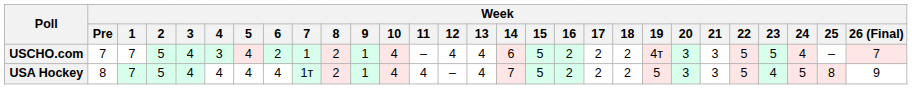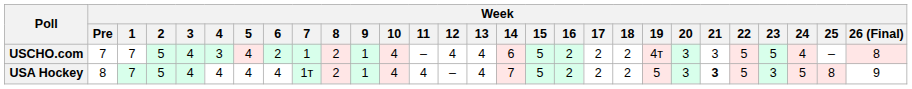(876, 53) 7 -> (876, 53) 8
(715, 73) normal -> (715, 73) bold
(773, 73) 4 -> (773, 73) 3
